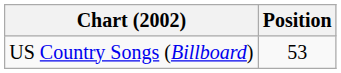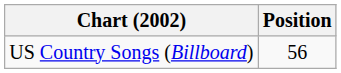(297, 52) 53 -> (297, 52) 56
